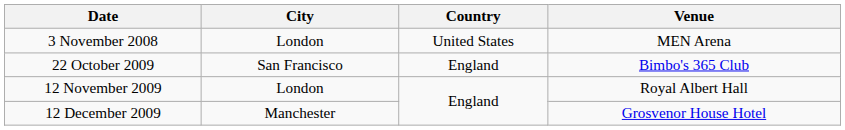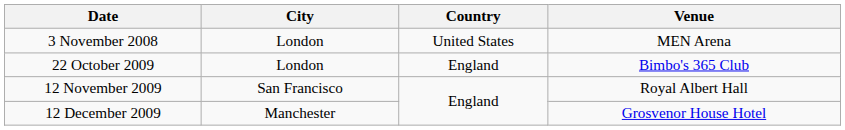(300, 64) San Francisco -> (300, 64) London
(300, 88) London -> (300, 88) San Francisco
